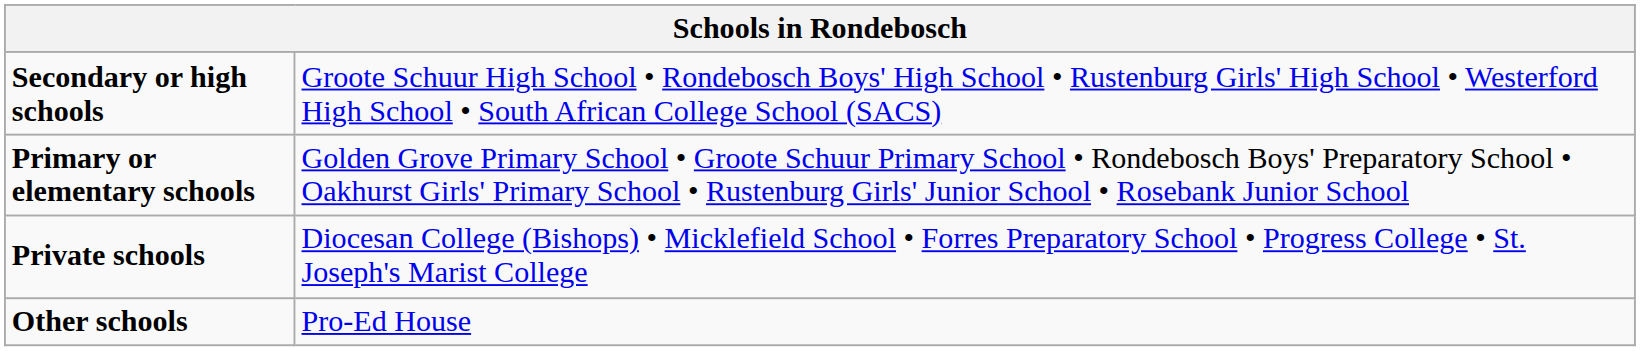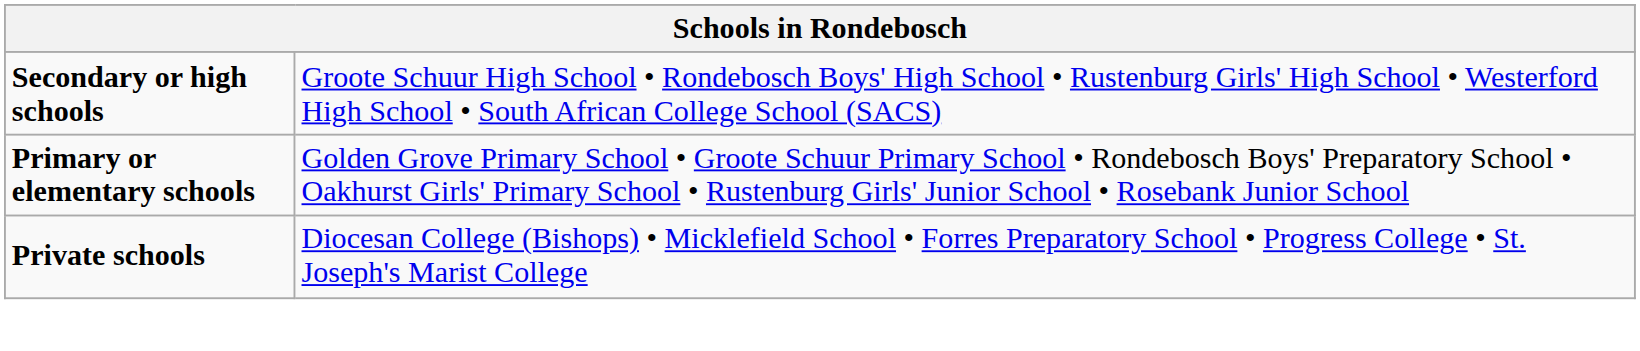- row: (100, 320)
